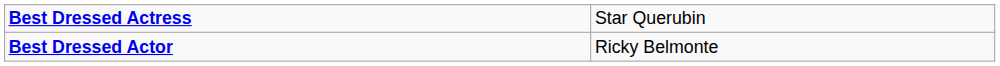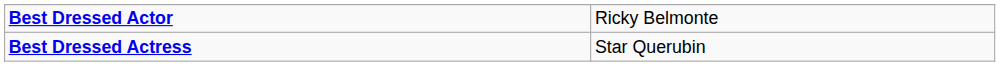rows swapped: (91, 46) <-> (100, 18)
